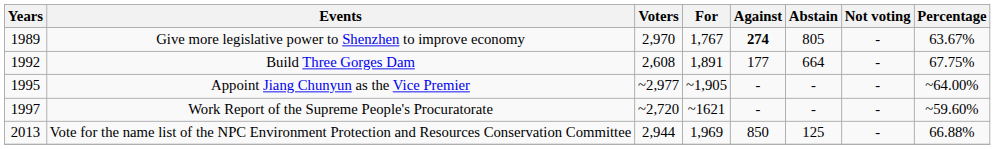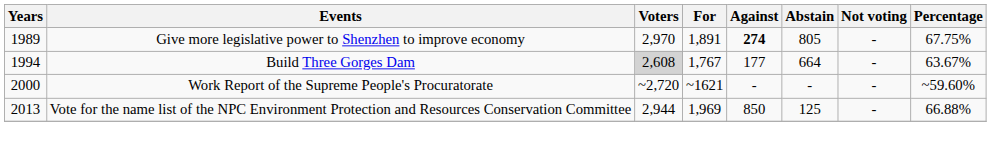(706, 39) 1,767 -> (705, 39) 1,891
(952, 39) 63.67% -> (948, 39) 67.75%
(25, 62) 1992 -> (25, 62) 1994
(659, 62) no background -> (659, 62) lightgrey background
(706, 62) 1,891 -> (705, 62) 1,767
(952, 62) 67.75% -> (948, 62) 63.67%
- row: (341, 86)
(25, 109) 1997 -> (25, 86) 2000
